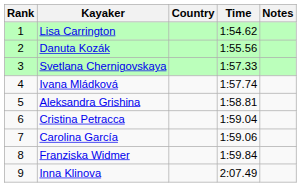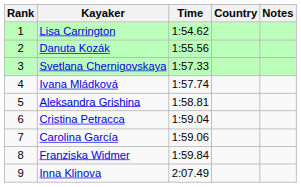columns swapped: (193, 13) <-> (238, 13)
